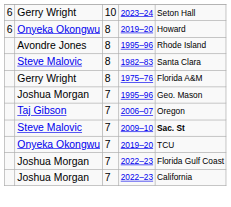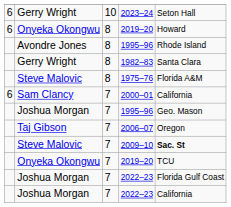(50, 62) Steve Malovic -> (47, 62) Gerry Wright
(47, 78) Gerry Wright -> (50, 78) Steve Malovic
+ row: (108, 95)
